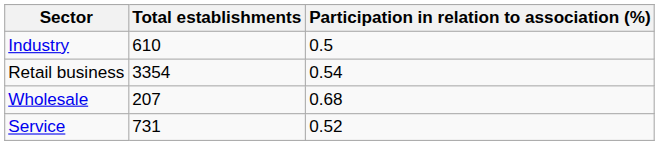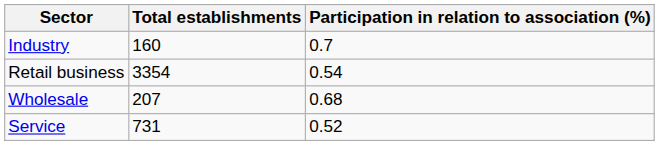(147, 45) 610 -> (147, 45) 160
(321, 45) 0.5 -> (321, 45) 0.7
